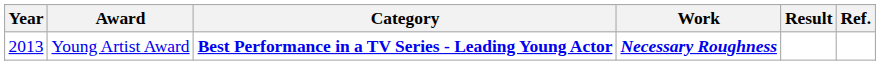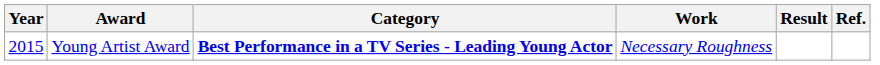(26, 45) 2013 -> (26, 45) 2015
(699, 45) bold -> (696, 45) normal
